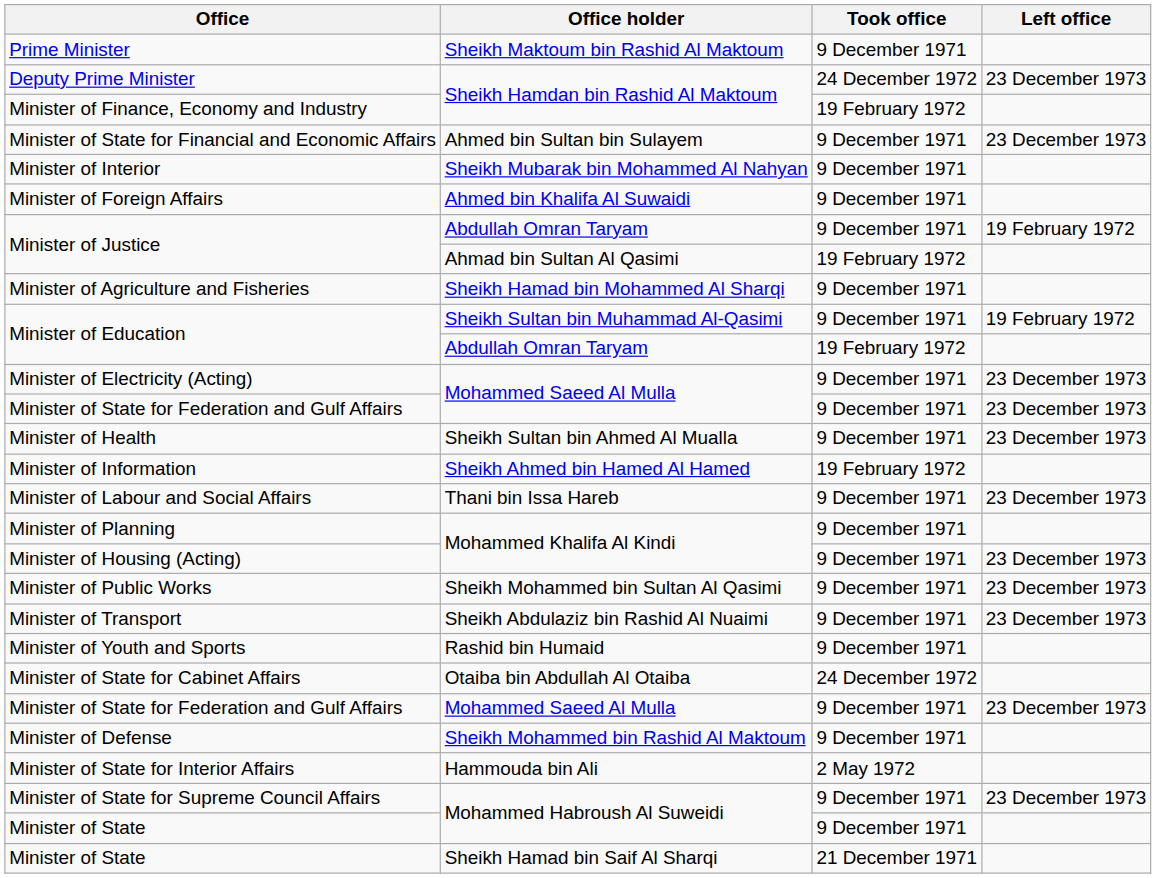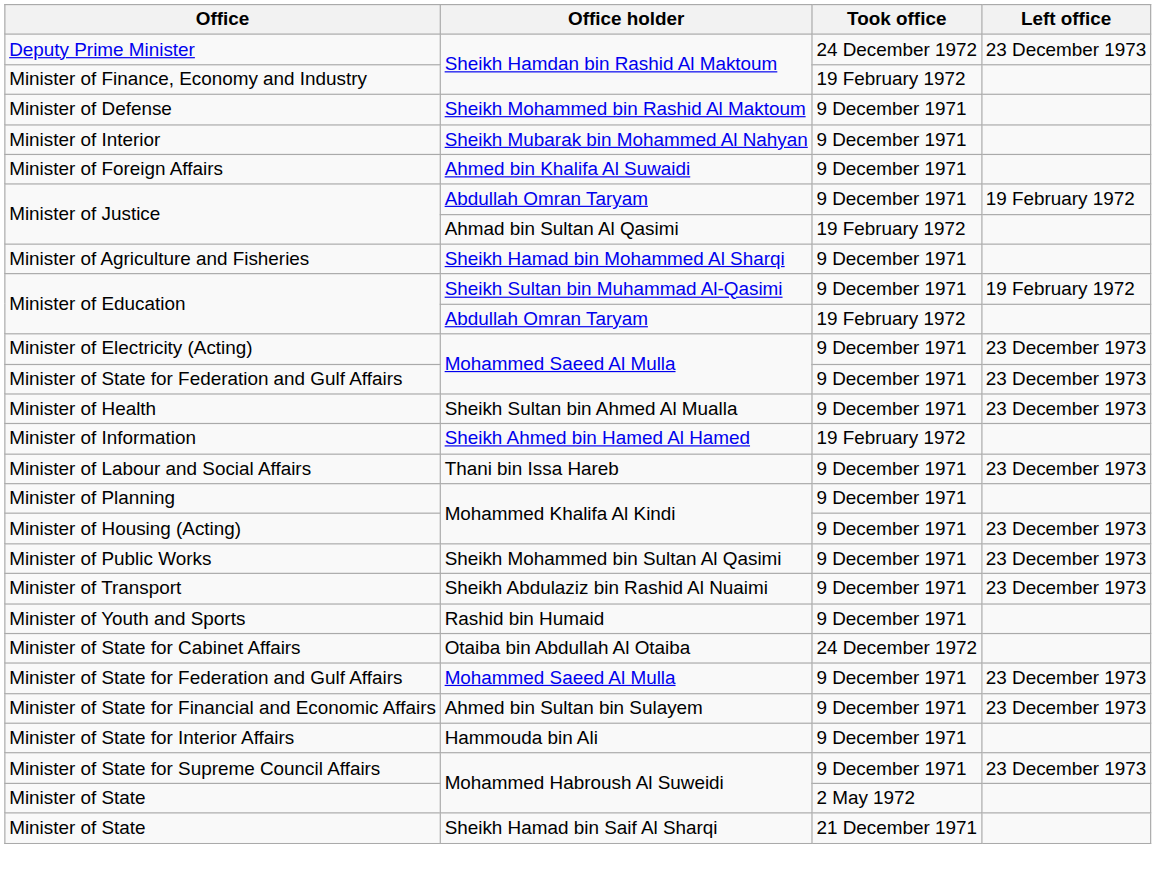- row: (70, 49)
rows swapped: (91, 738) <-> (223, 139)
(866, 768) 2 May 1972 -> (891, 738) 9 December 1971
(891, 827) 9 December 1971 -> (866, 797) 2 May 1972
